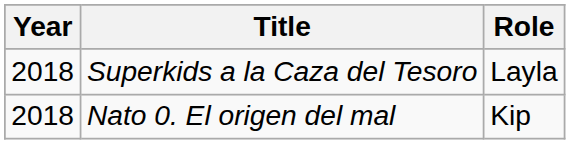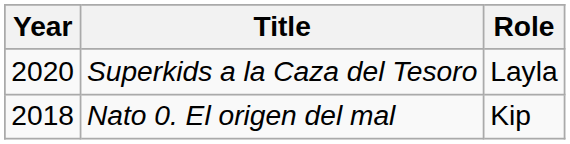(43, 71) 2018 -> (43, 71) 2020
